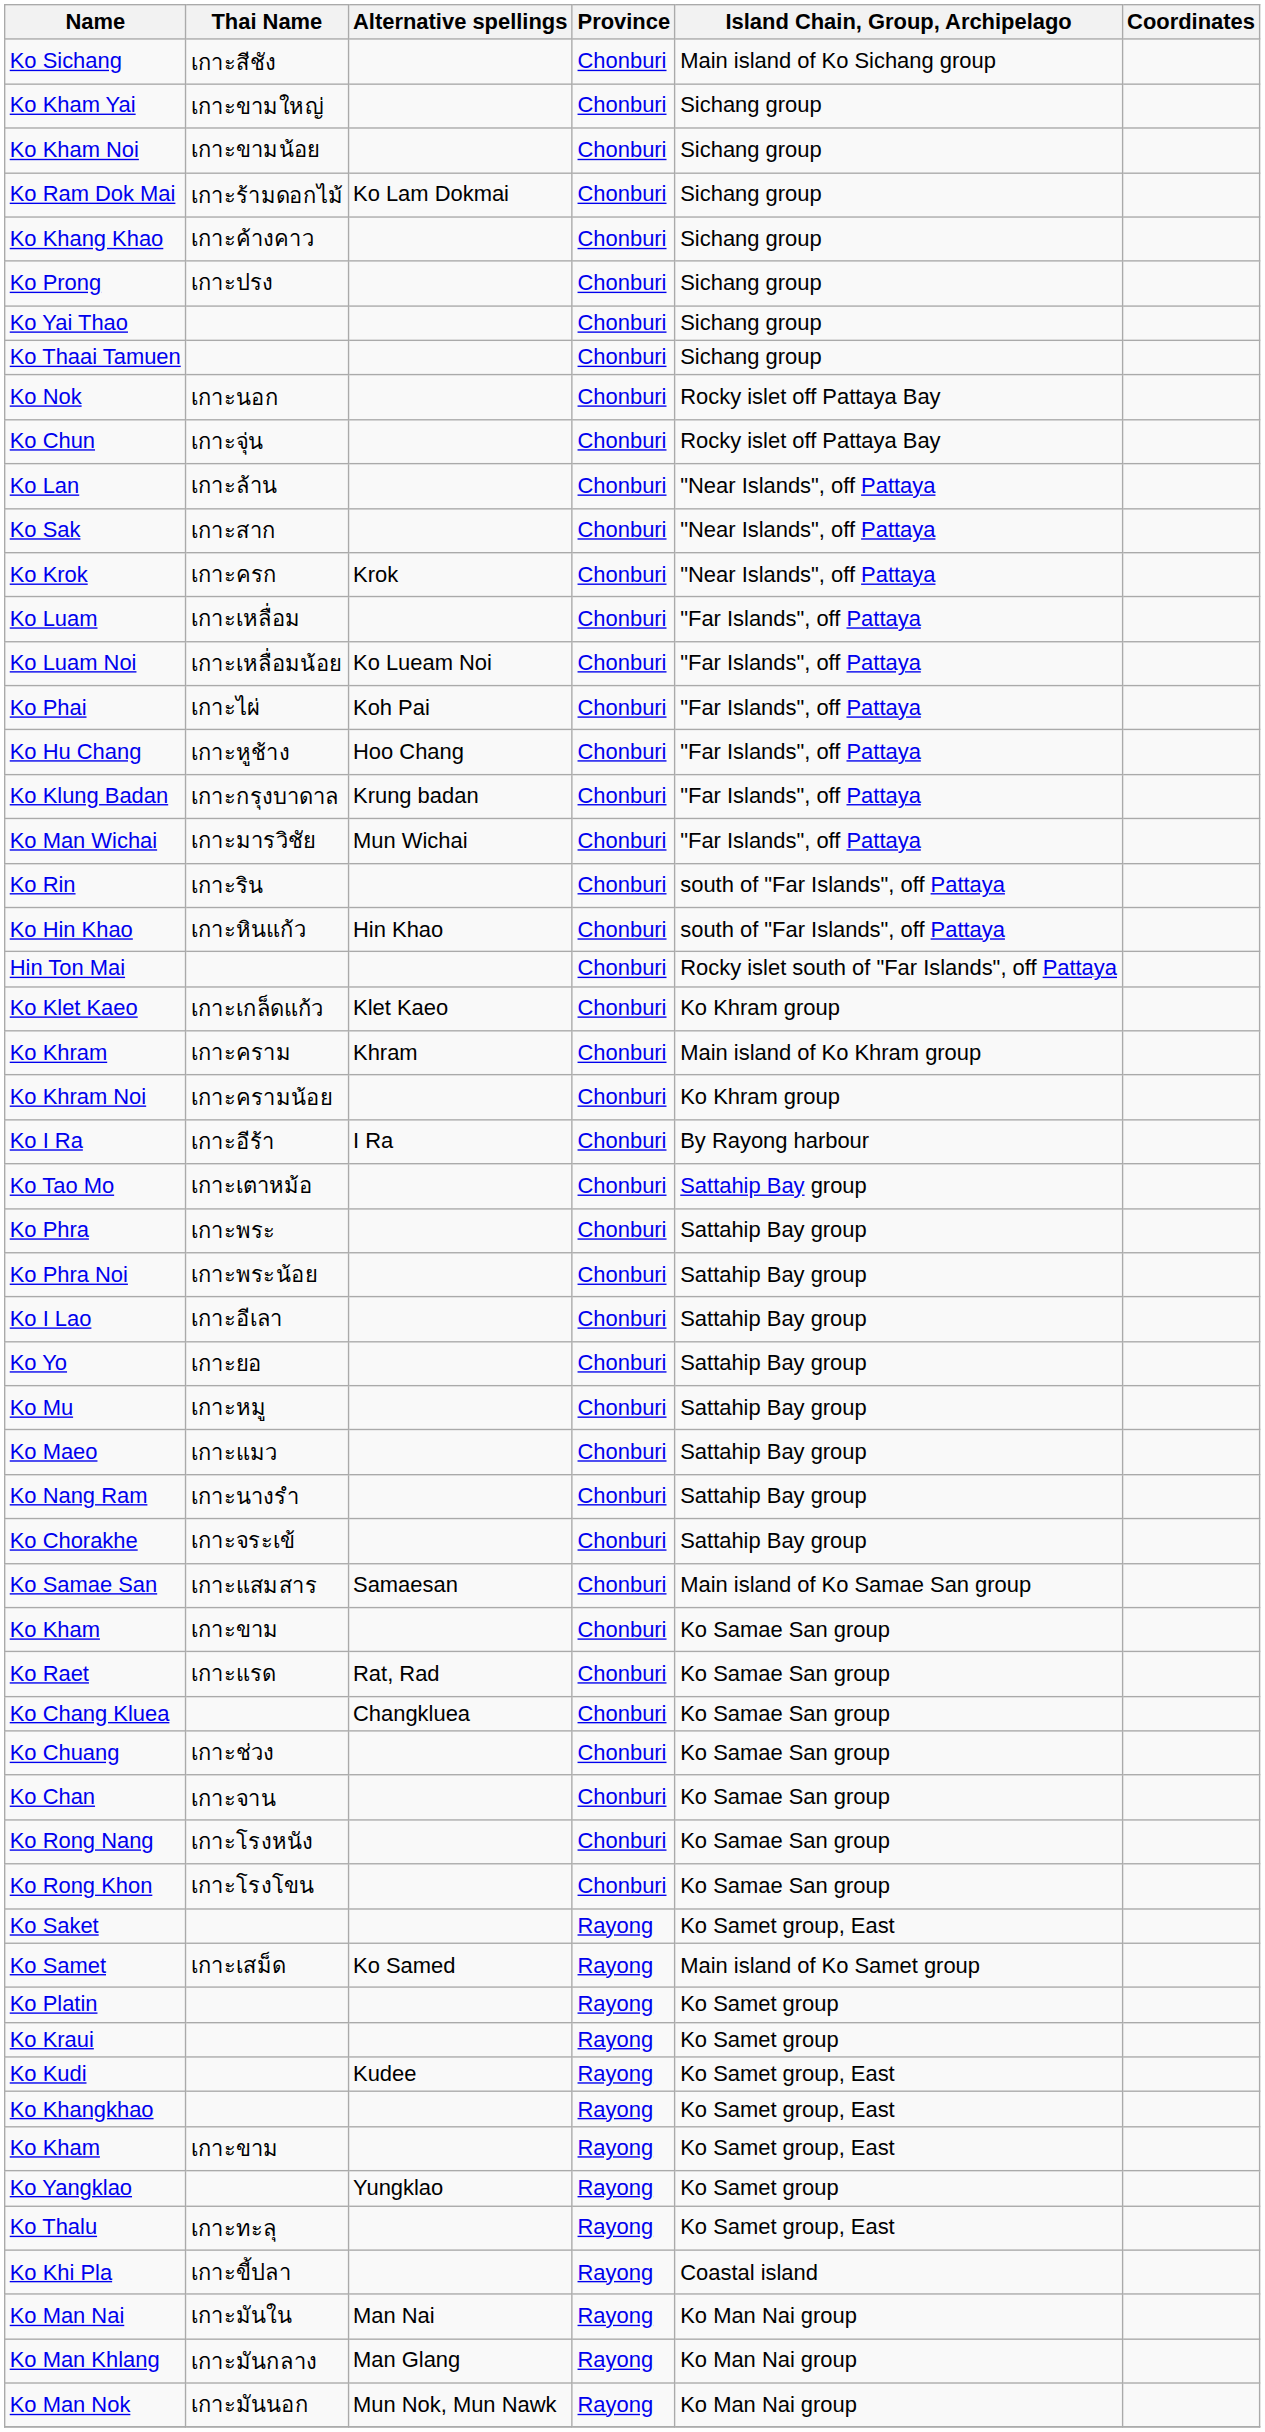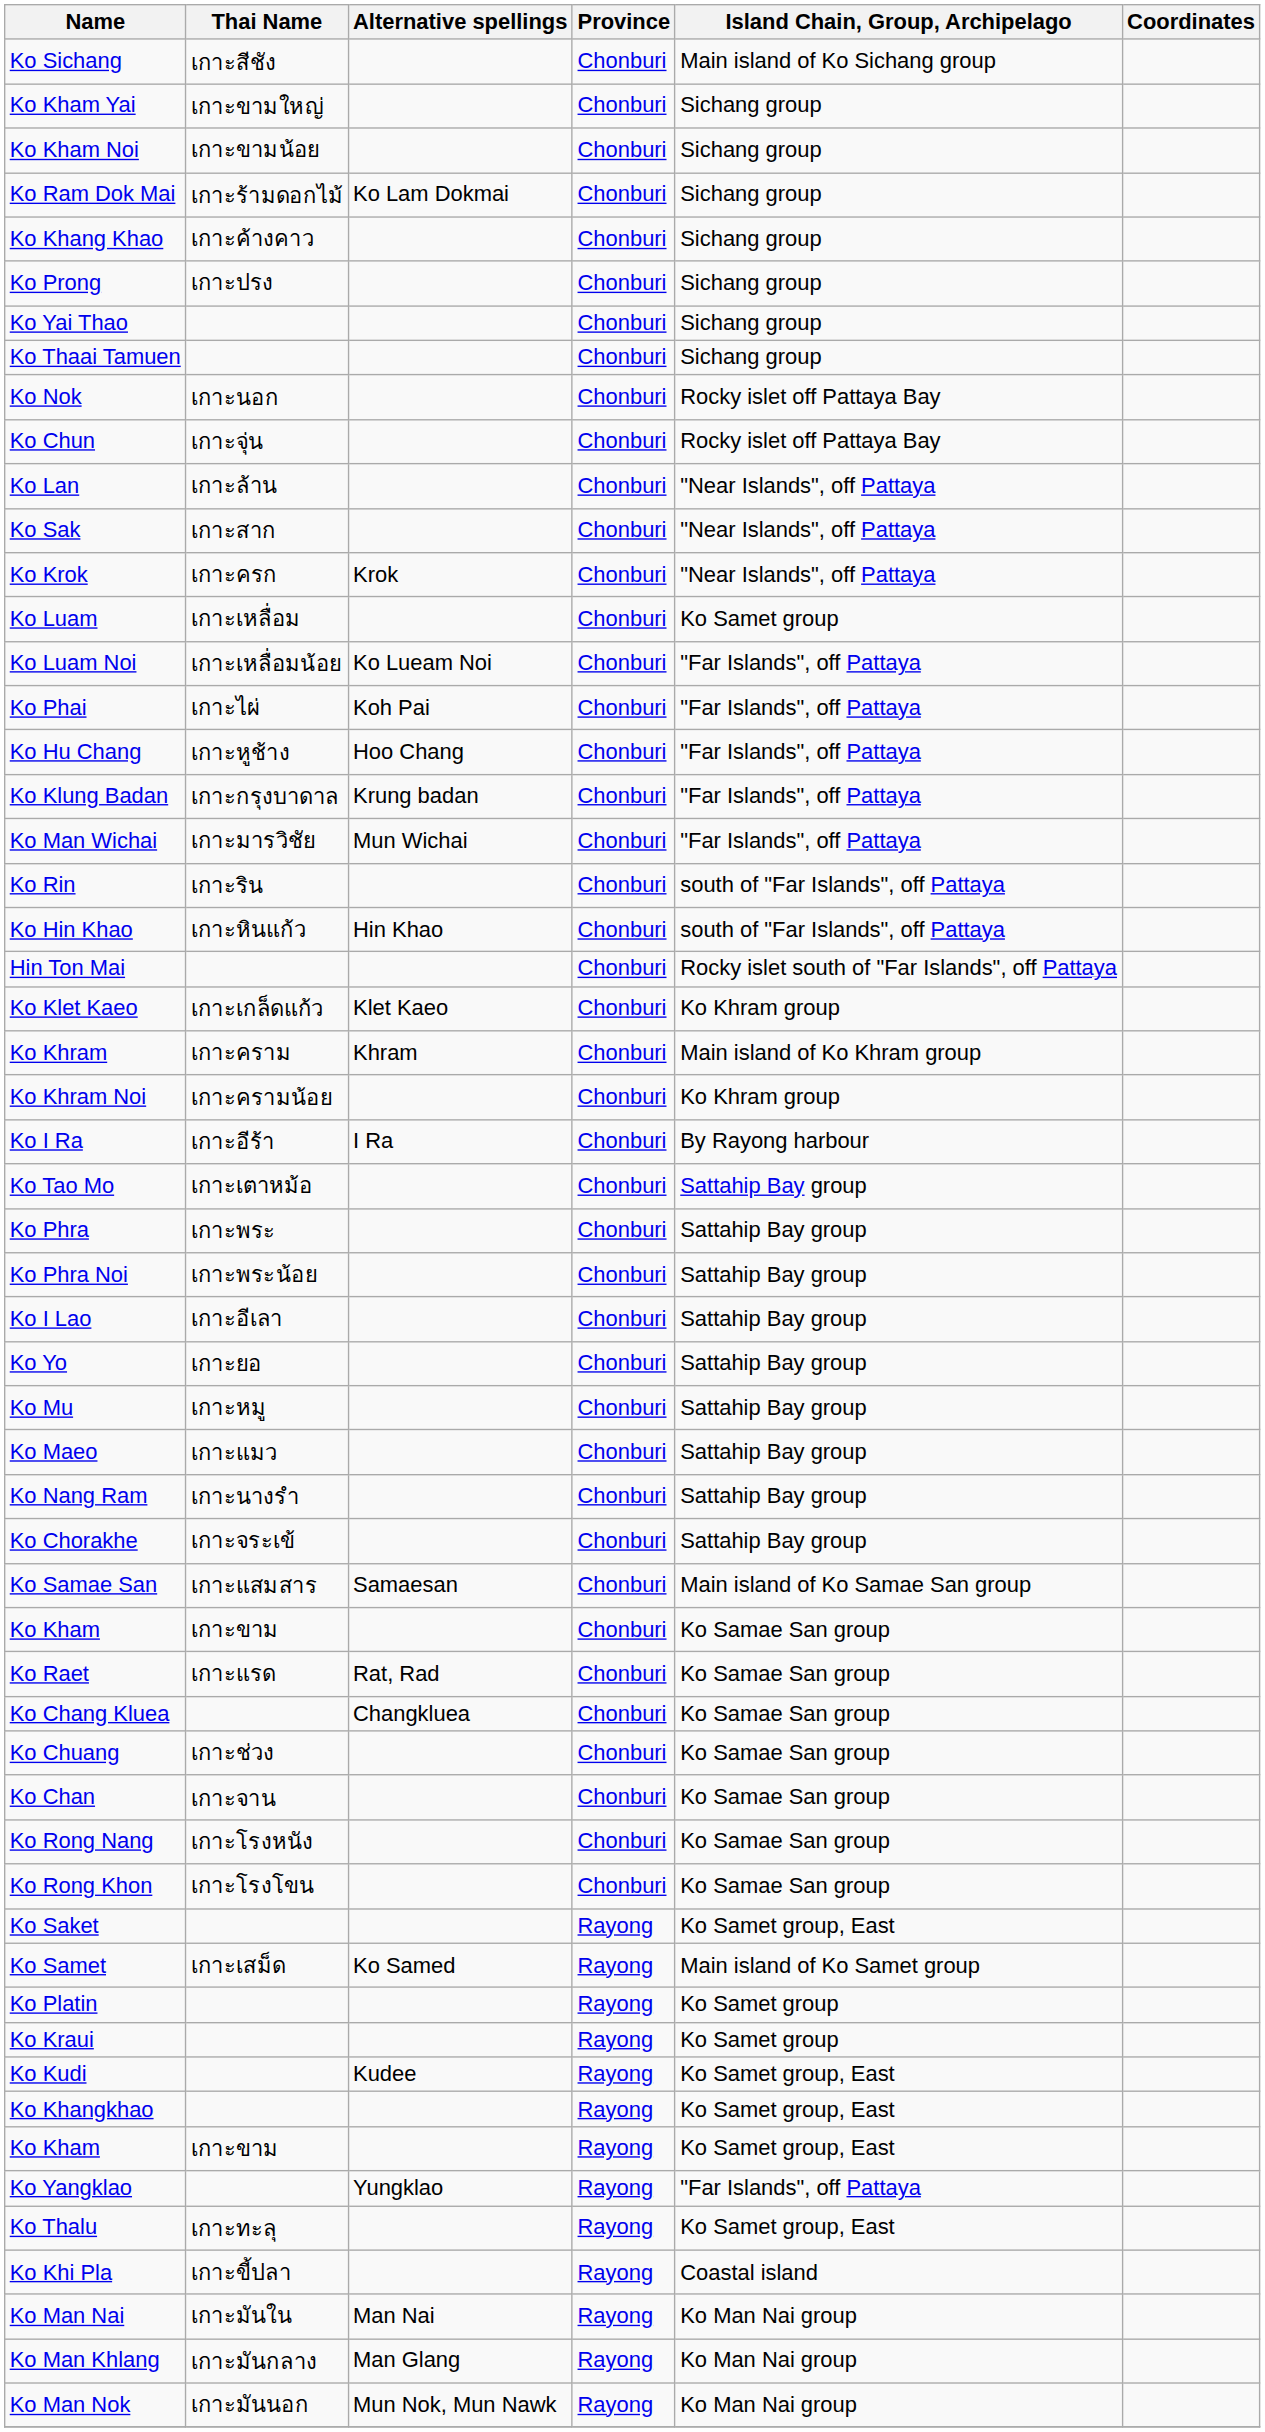(801, 618) "Far Islands", off Pattaya -> (759, 618) Ko Samet group
(759, 2188) Ko Samet group -> (801, 2188) "Far Islands", off Pattaya
